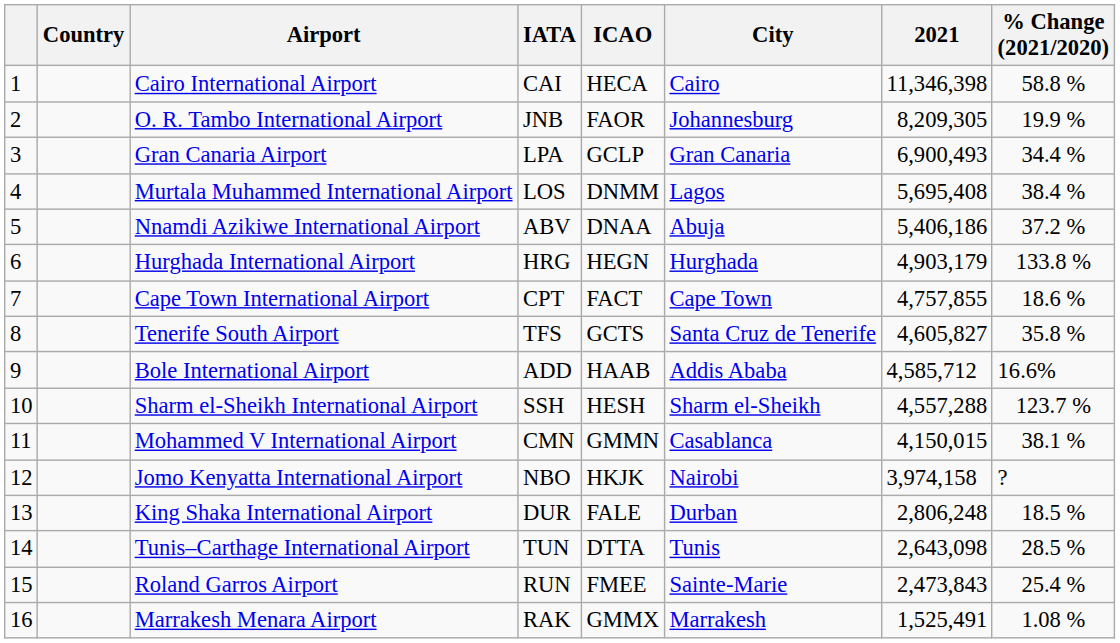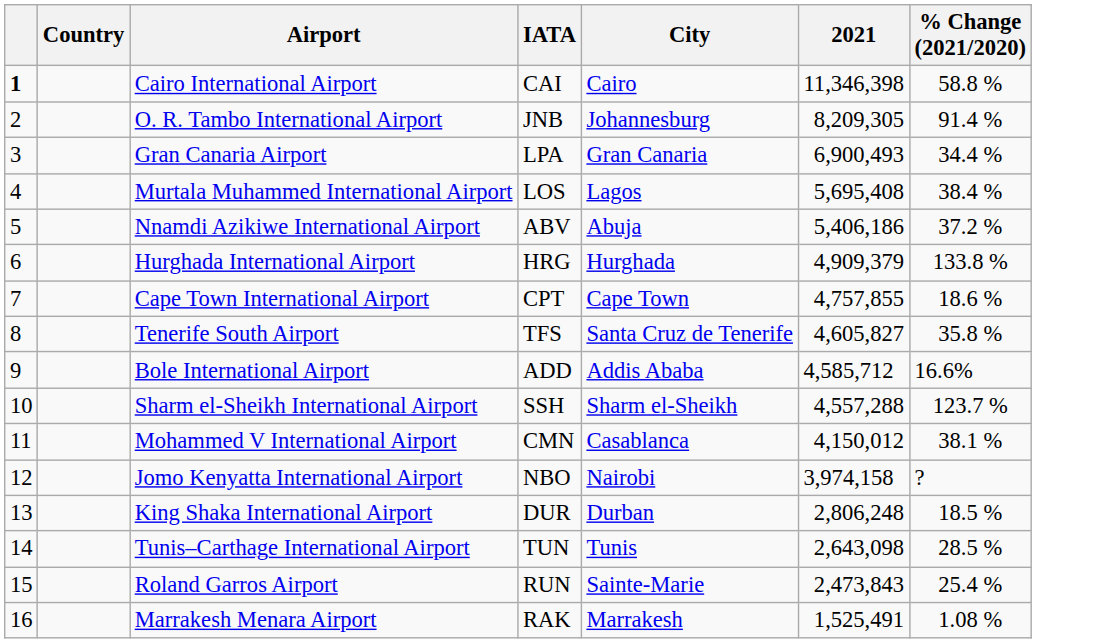- column: (623, 35)
(16, 83) normal -> (16, 83) bold
(1053, 119) 19.9 % -> (970, 119) 91.4 %
(942, 262) 4,903,179 -> (859, 262) 4,909,379
(942, 441) 4,150,015 -> (859, 441) 4,150,012
